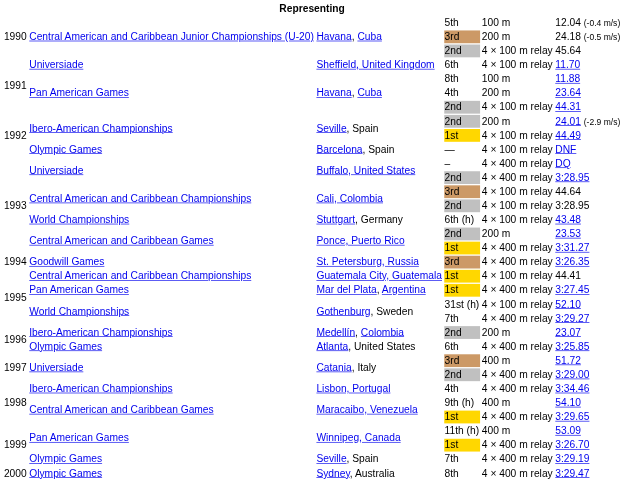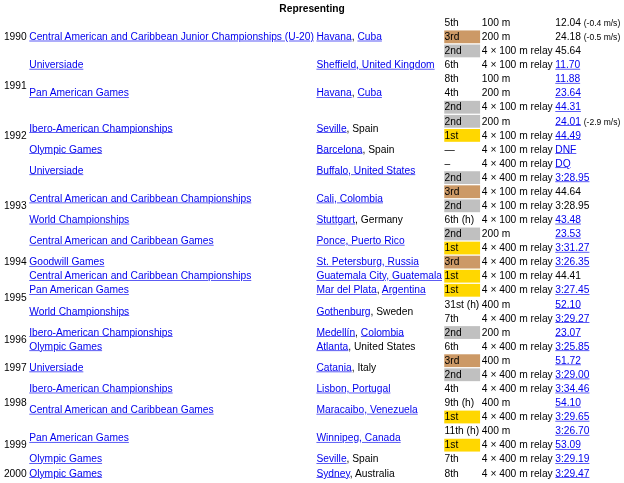(517, 304) 4 × 100 m relay -> (496, 304) 400 m
(568, 431) 53.09 -> (572, 431) 3:26.70
(572, 445) 3:26.70 -> (568, 445) 53.09
